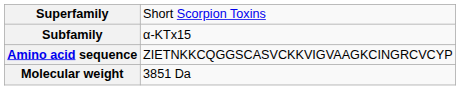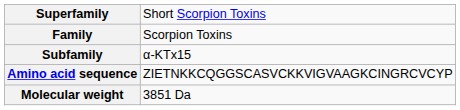+ row: (72, 34)
